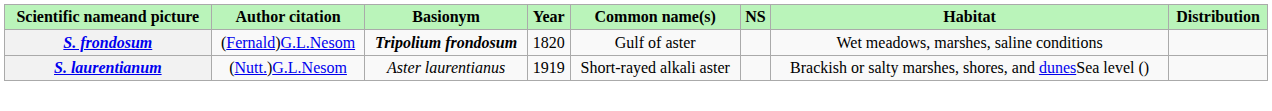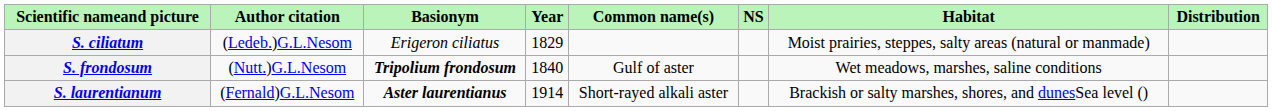+ row: (108, 42)
(288, 42) (Fernald)G.L.Nesom -> (287, 67) (Nutt.)G.L.Nesom
(549, 42) 1820 -> (547, 67) 1840
(288, 67) (Nutt.)G.L.Nesom -> (287, 93) (Fernald)G.L.Nesom
(446, 67) normal -> (445, 93) bold
(549, 67) 1919 -> (547, 93) 1914
